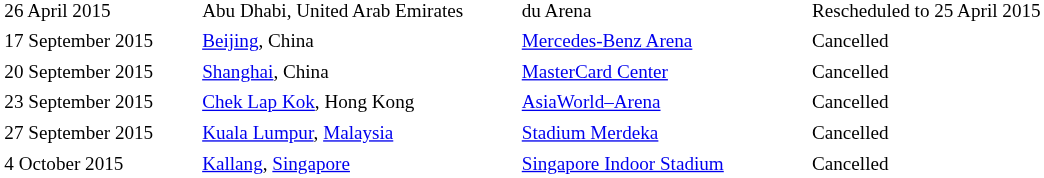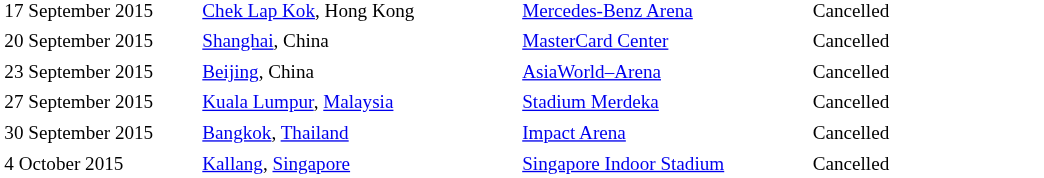- row: (57, 10)
(258, 41) Beijing, China -> (308, 10) Chek Lap Kok, Hong Kong
(308, 102) Chek Lap Kok, Hong Kong -> (258, 71) Beijing, China
+ row: (79, 132)
